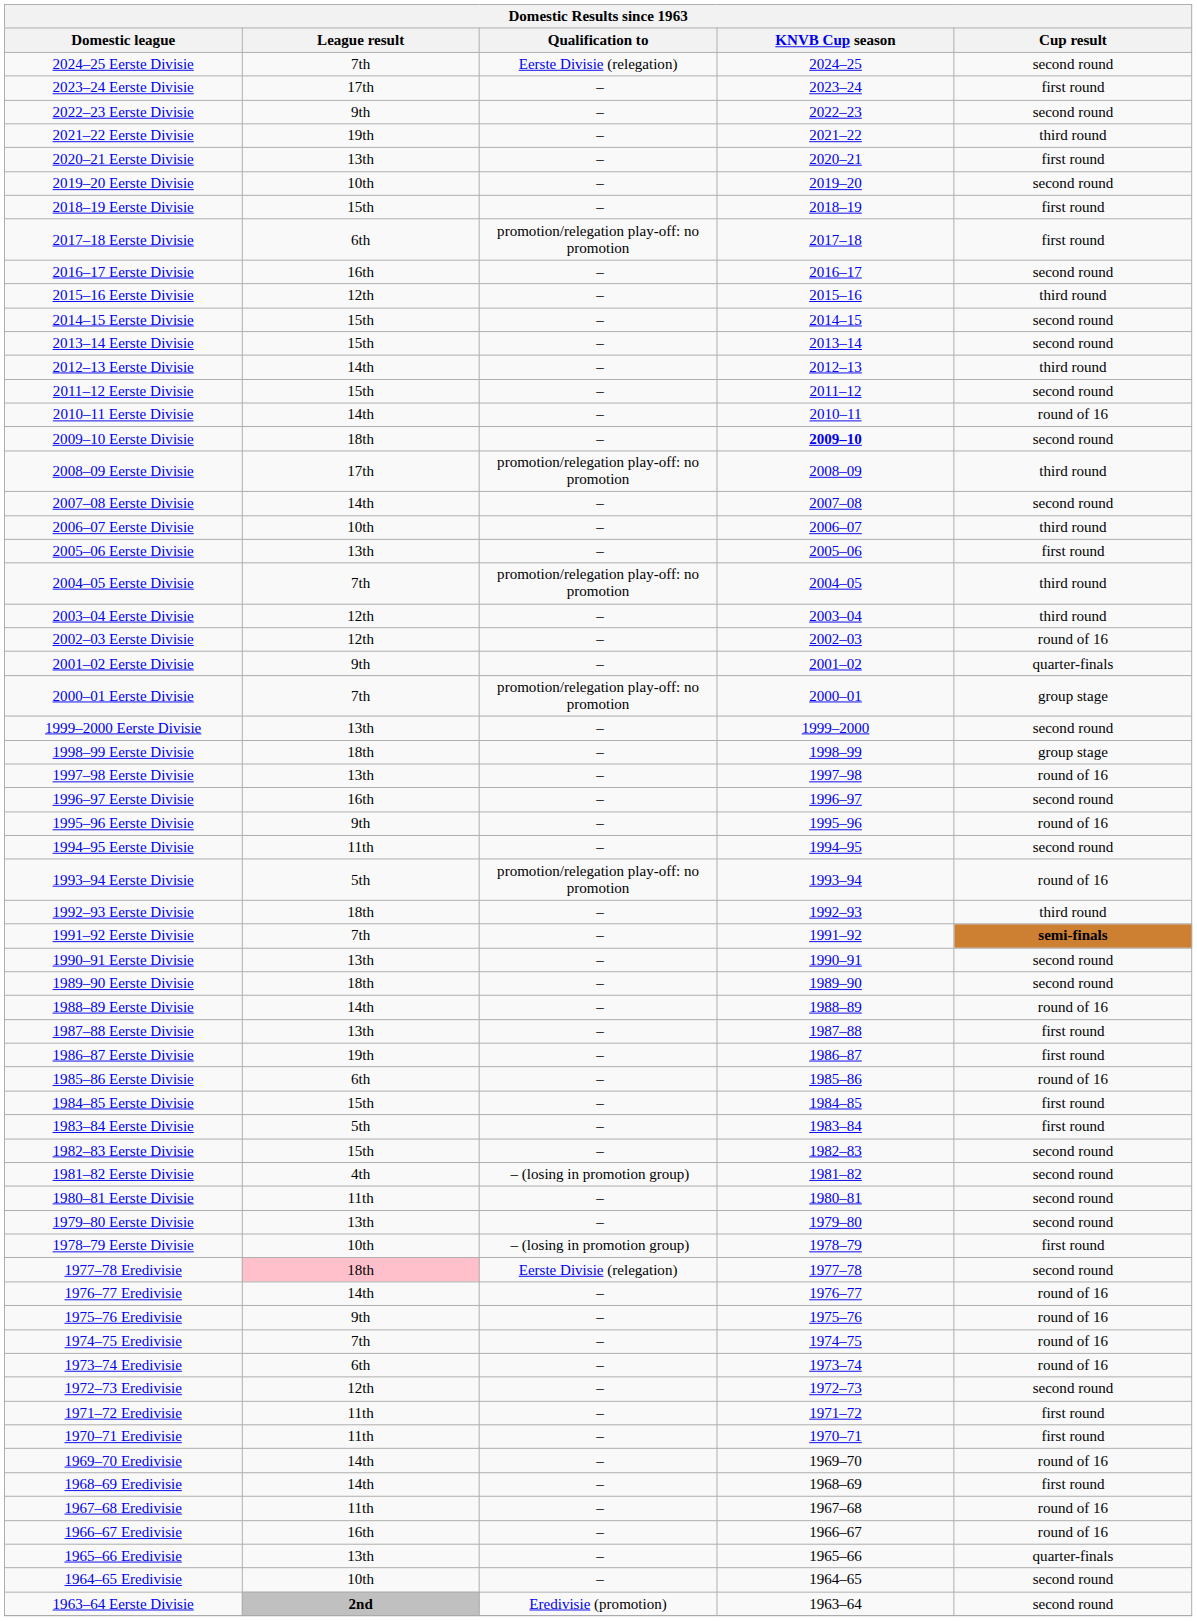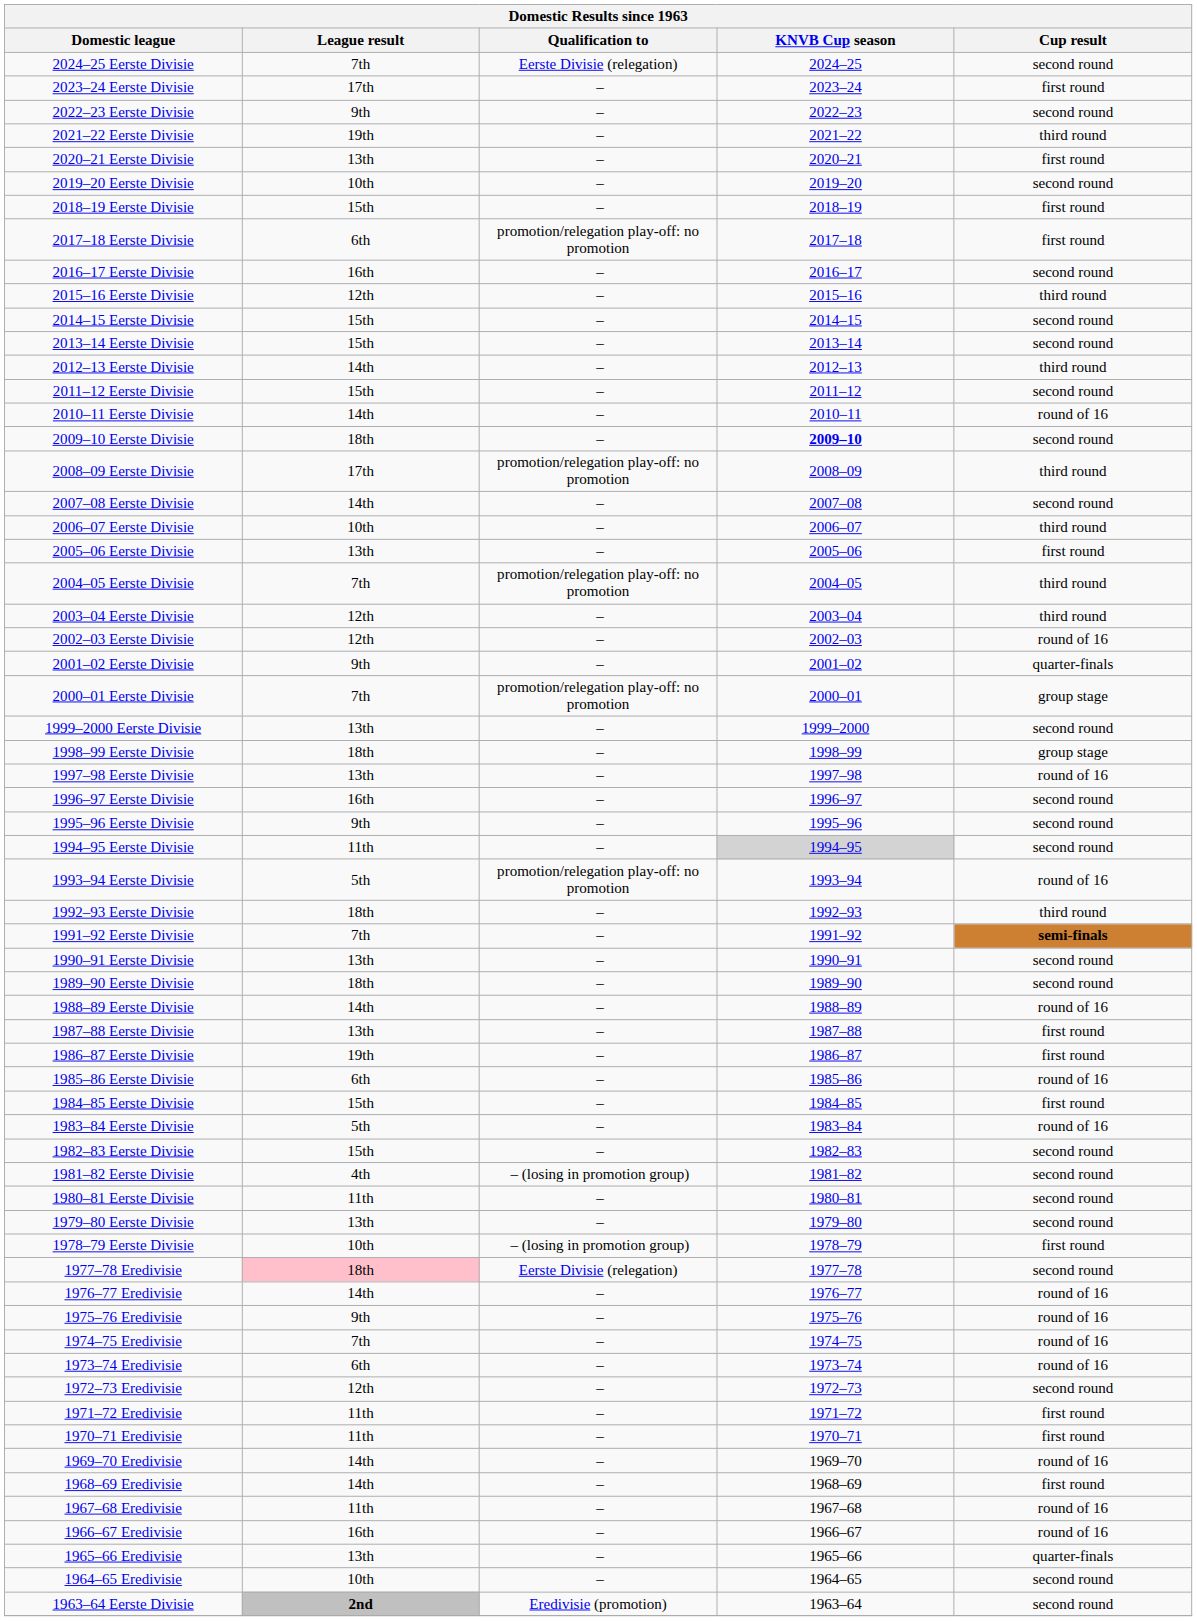(1073, 823) round of 16 -> (1073, 823) second round
(836, 847) no background -> (836, 847) lightgrey background
(1073, 1126) first round -> (1073, 1126) round of 16
